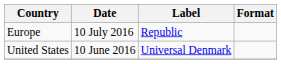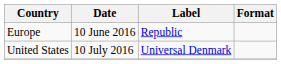(104, 31) 10 July 2016 -> (105, 31) 10 June 2016
(105, 50) 10 June 2016 -> (104, 50) 10 July 2016
